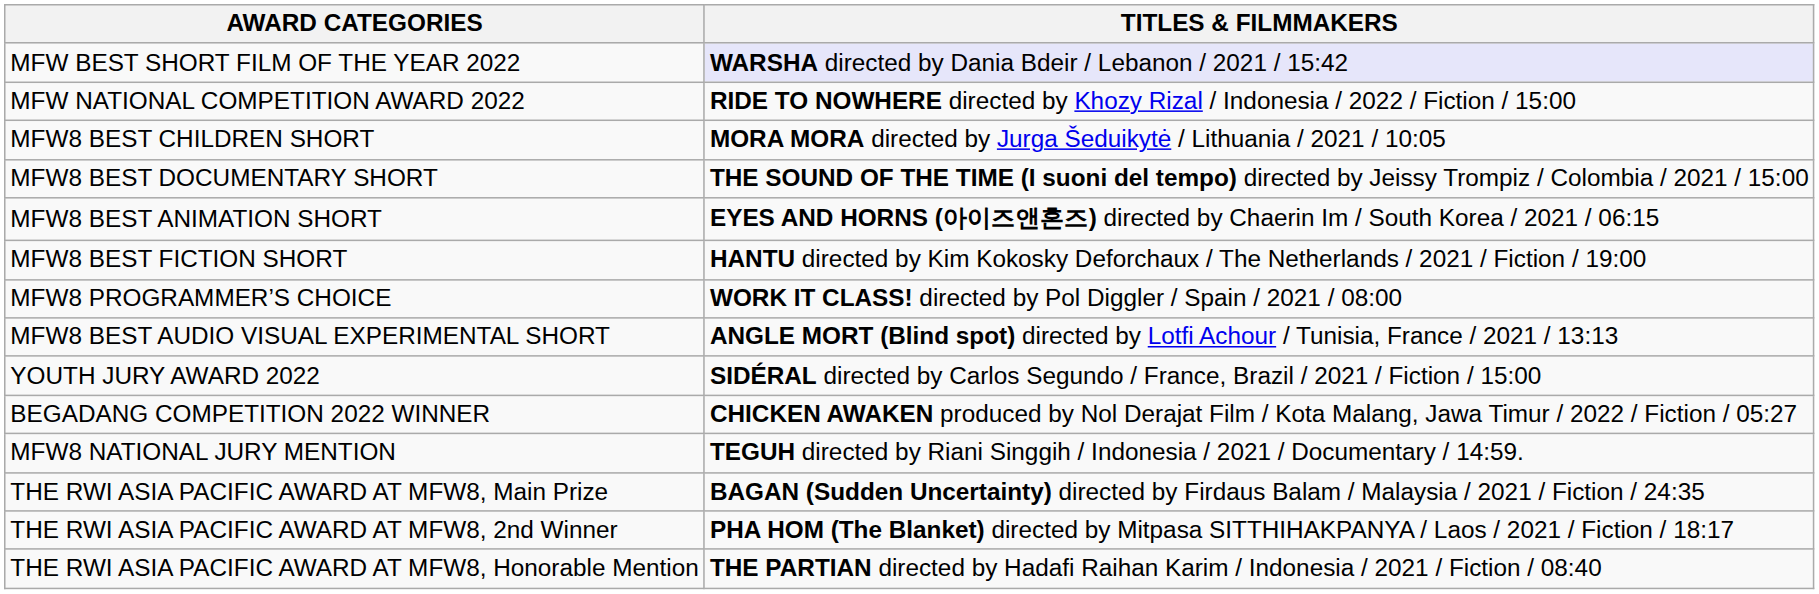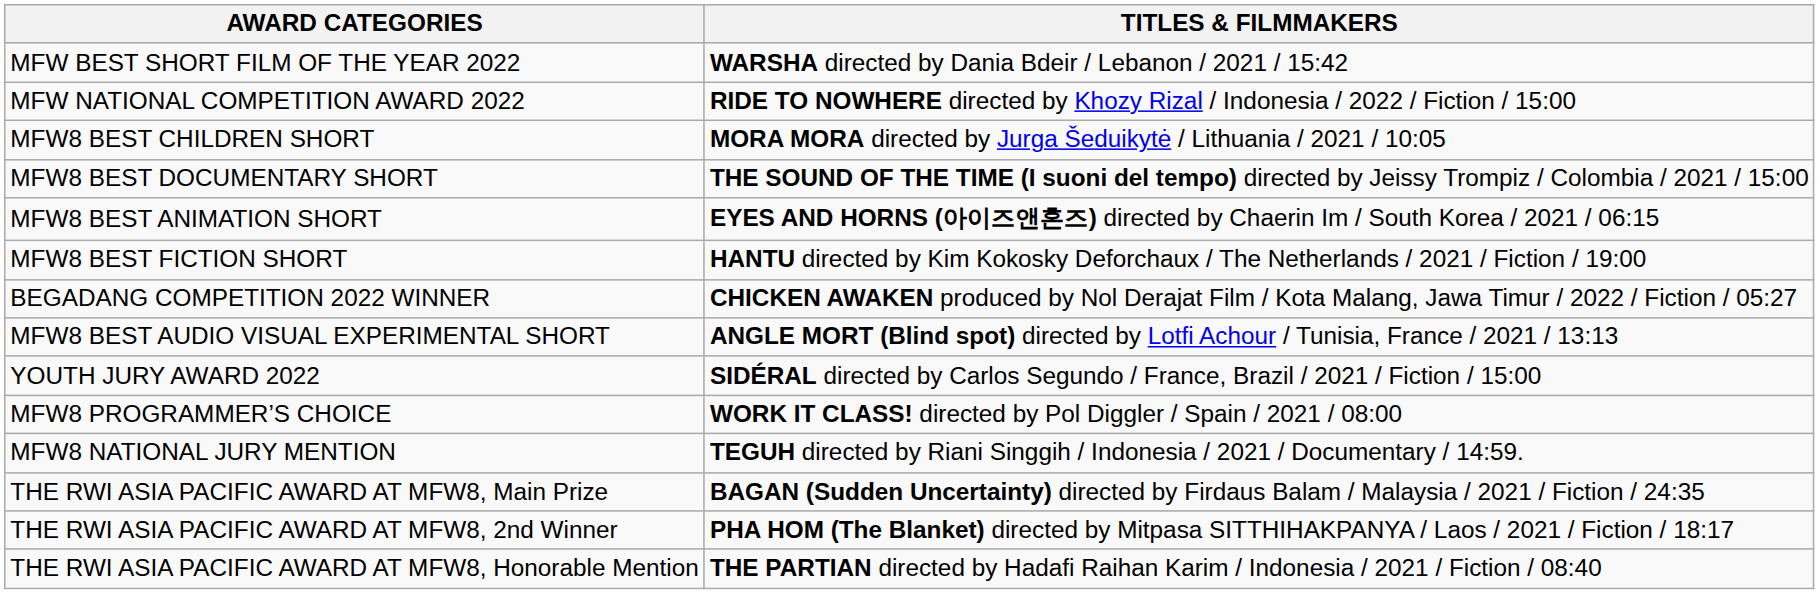(1029, 62) lavender background -> (1029, 62) no background
rows swapped: (201, 298) <-> (250, 414)
